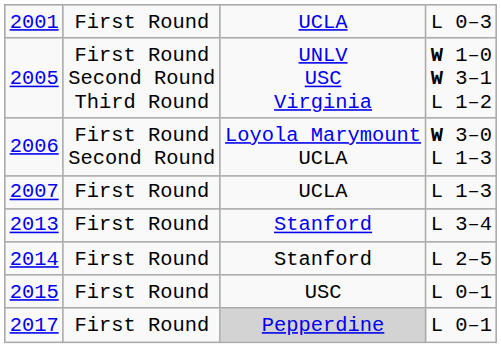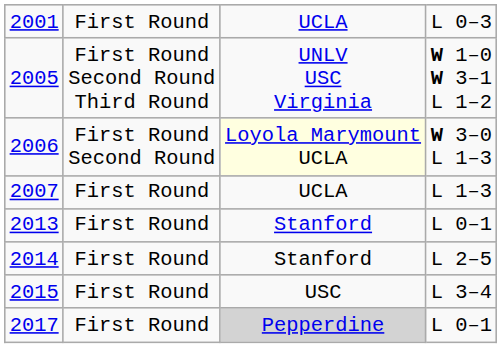(323, 147) no background -> (323, 147) lightyellow background
(461, 225) L 3–4 -> (461, 225) L 0–1
(461, 292) L 0–1 -> (461, 292) L 3–4
